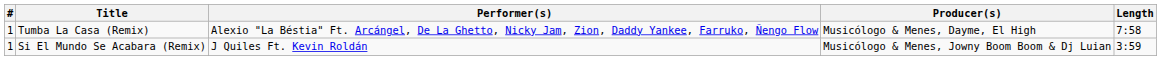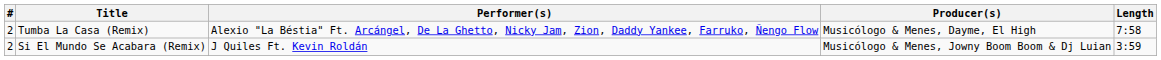(10, 30) 1 -> (10, 30) 2
(10, 47) 1 -> (10, 47) 2
